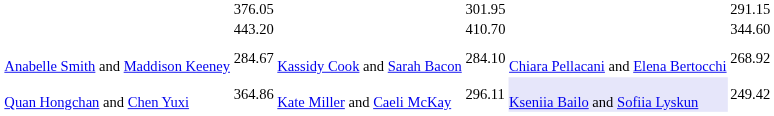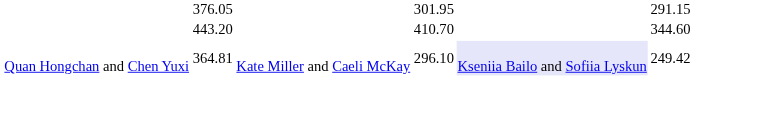- row: (117, 66)
(254, 94) 364.86 -> (213, 58) 364.81
(485, 94) 296.11 -> (434, 58) 296.10
